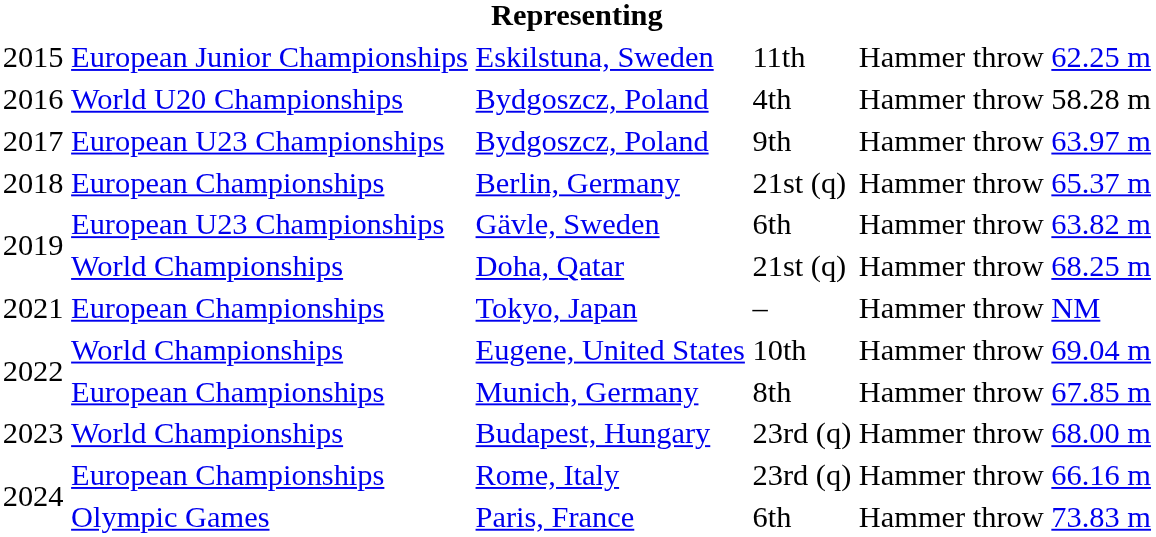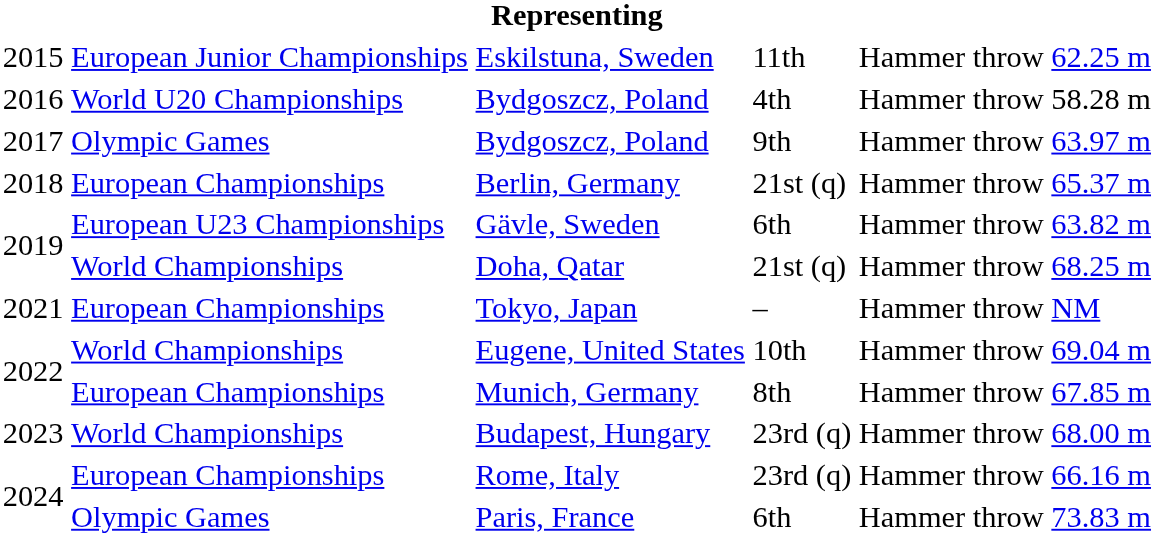(258, 140) European U23 Championships -> (170, 140) Olympic Games
